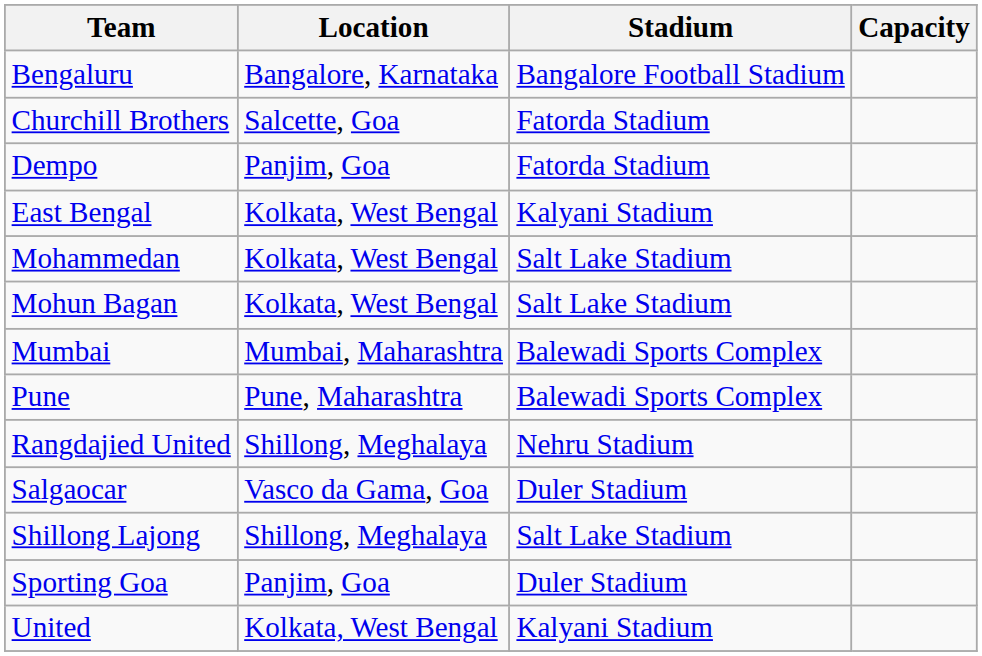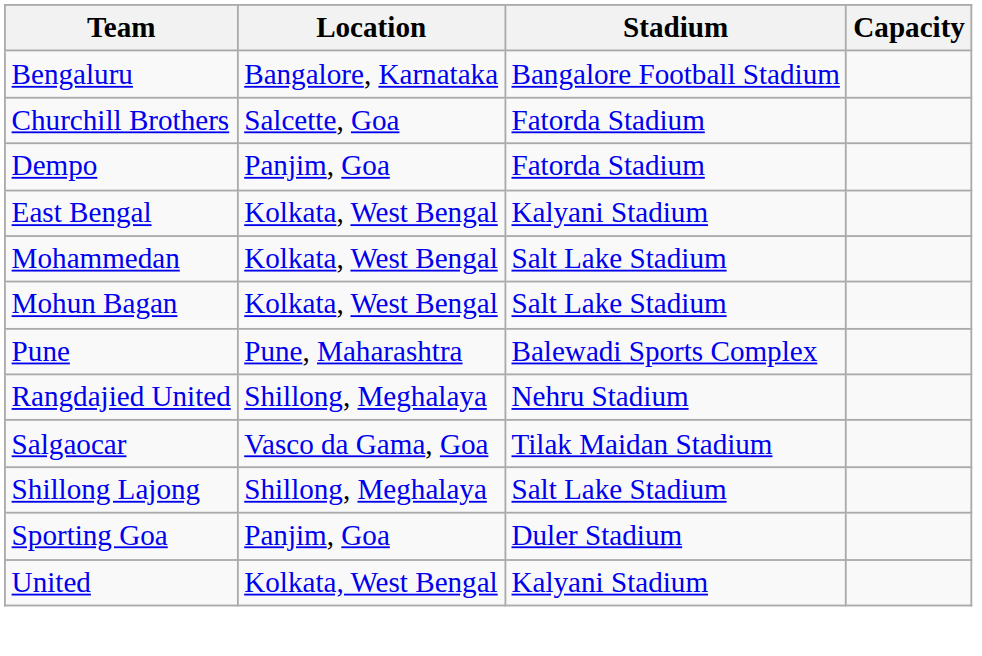- row: (61, 350)
(602, 489) Duler Stadium -> (642, 443) Tilak Maidan Stadium
